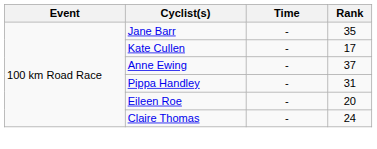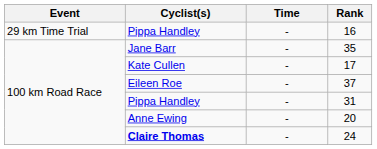+ row: (350, 31)
(157, 66) Anne Ewing -> (155, 84) Eileen Roe
(155, 101) Eileen Roe -> (157, 119) Anne Ewing
(164, 119) normal -> (166, 136) bold
